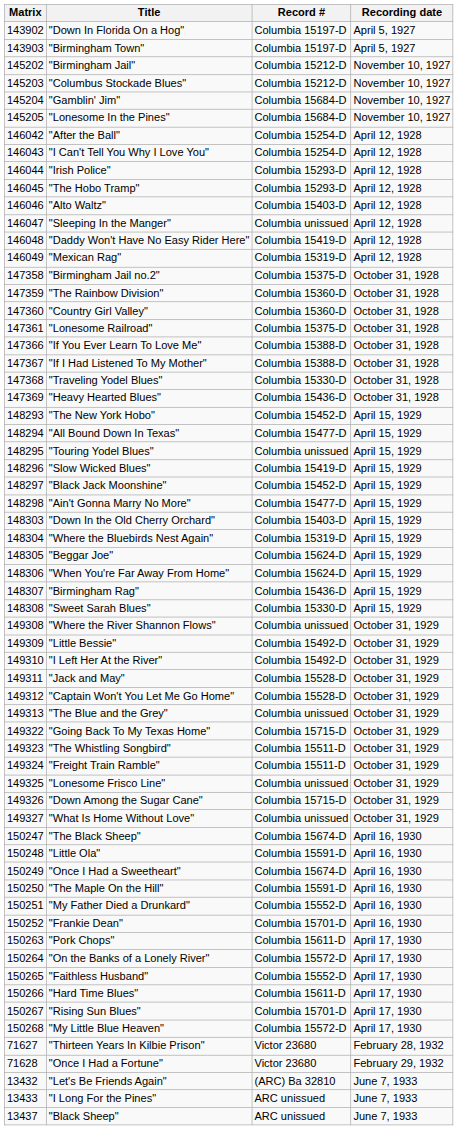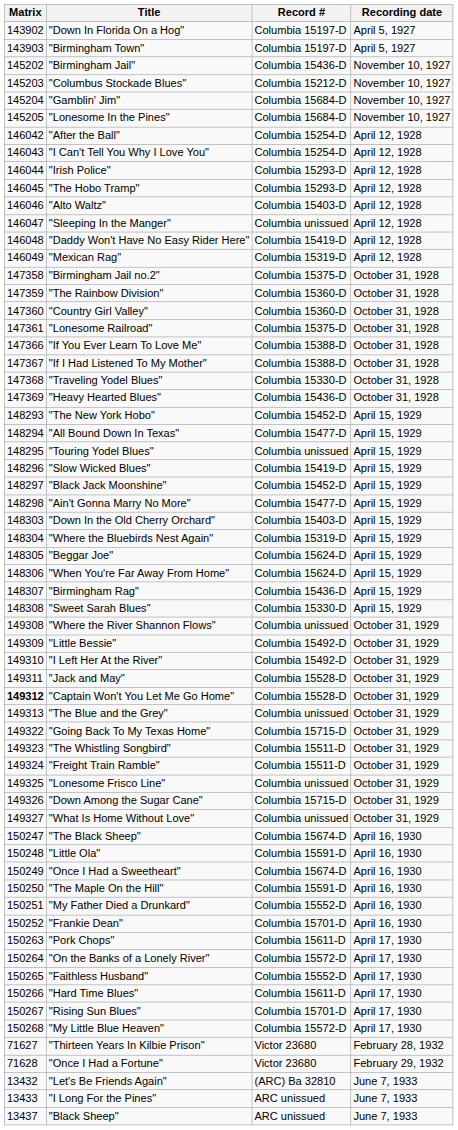(301, 65) Columbia 15212-D -> (301, 65) Columbia 15436-D
(25, 696) normal -> (25, 696) bold
